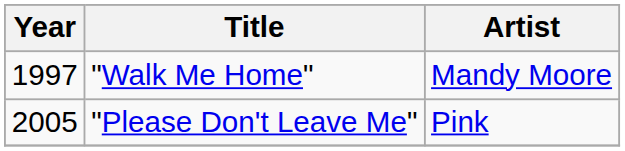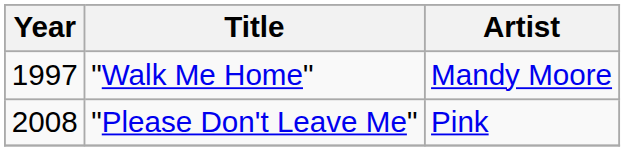(45, 121) 2005 -> (45, 121) 2008
